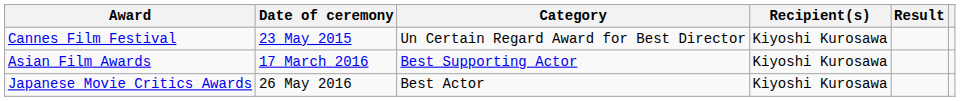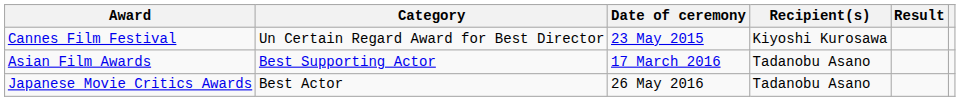columns swapped: (326, 16) <-> (573, 16)
(820, 62) Kiyoshi Kurosawa -> (812, 62) Tadanobu Asano
(820, 85) Kiyoshi Kurosawa -> (812, 85) Tadanobu Asano
